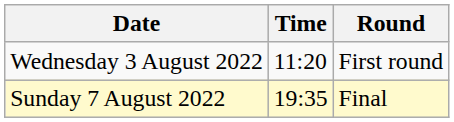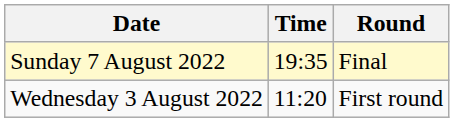rows swapped: (137, 60) <-> (118, 98)
